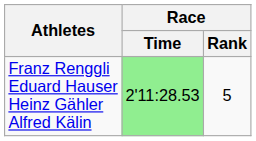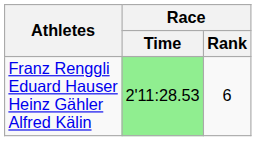(227, 96) 5 -> (227, 96) 6
